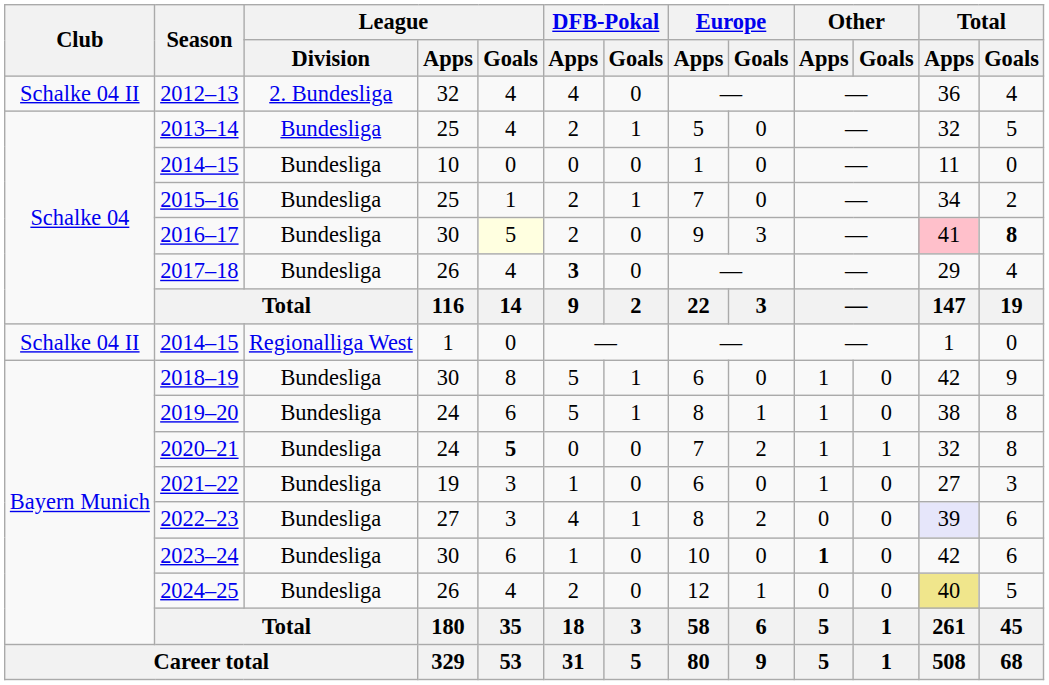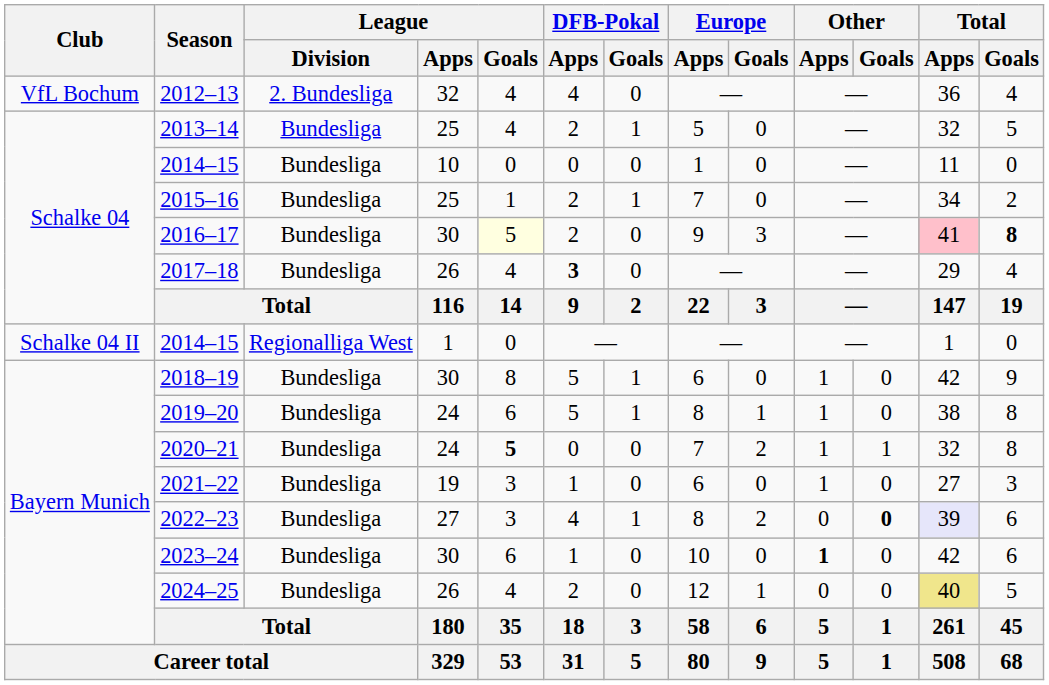(80, 93) Schalke 04 II -> (80, 93) VfL Bochum
(886, 519) normal -> (886, 519) bold
